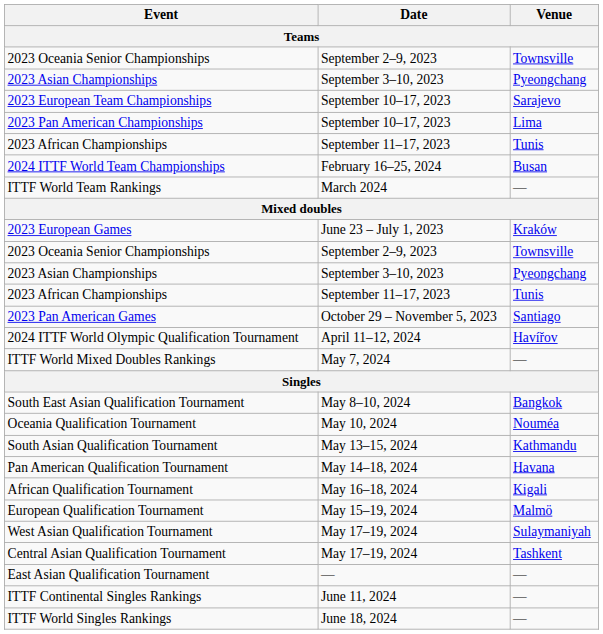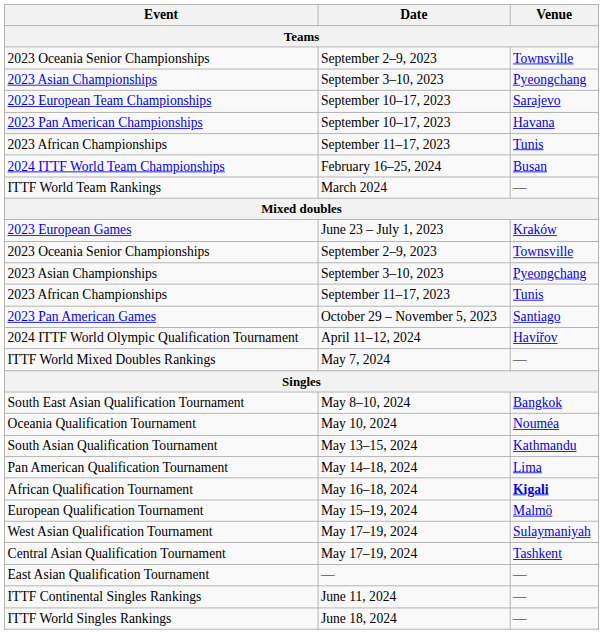(527, 122) Lima -> (534, 122) Havana
(534, 467) Havana -> (527, 467) Lima
(530, 488) normal -> (531, 488) bold
